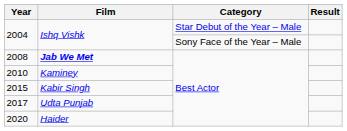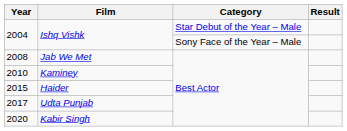(67, 57) bold -> (66, 57) normal
(65, 88) Kabir Singh -> (54, 88) Haider
(54, 118) Haider -> (65, 118) Kabir Singh
